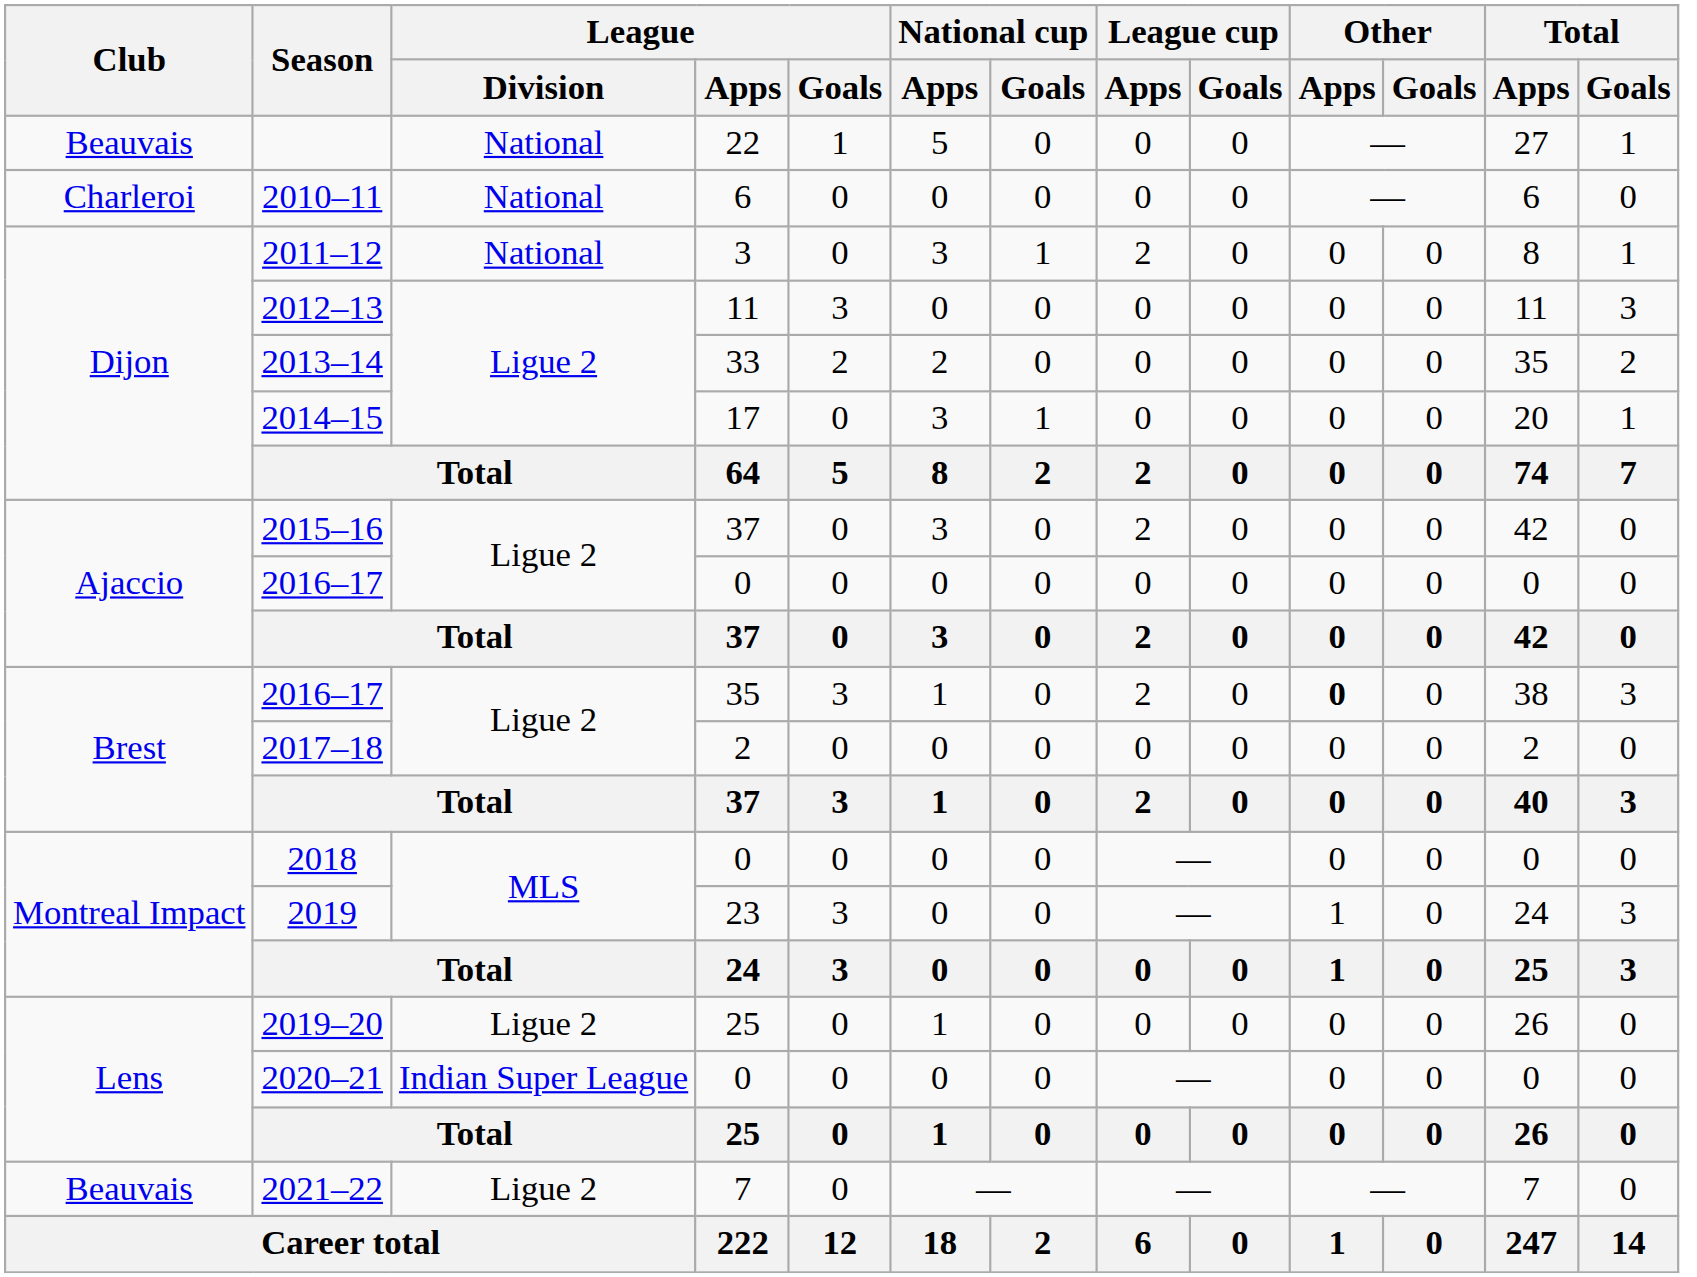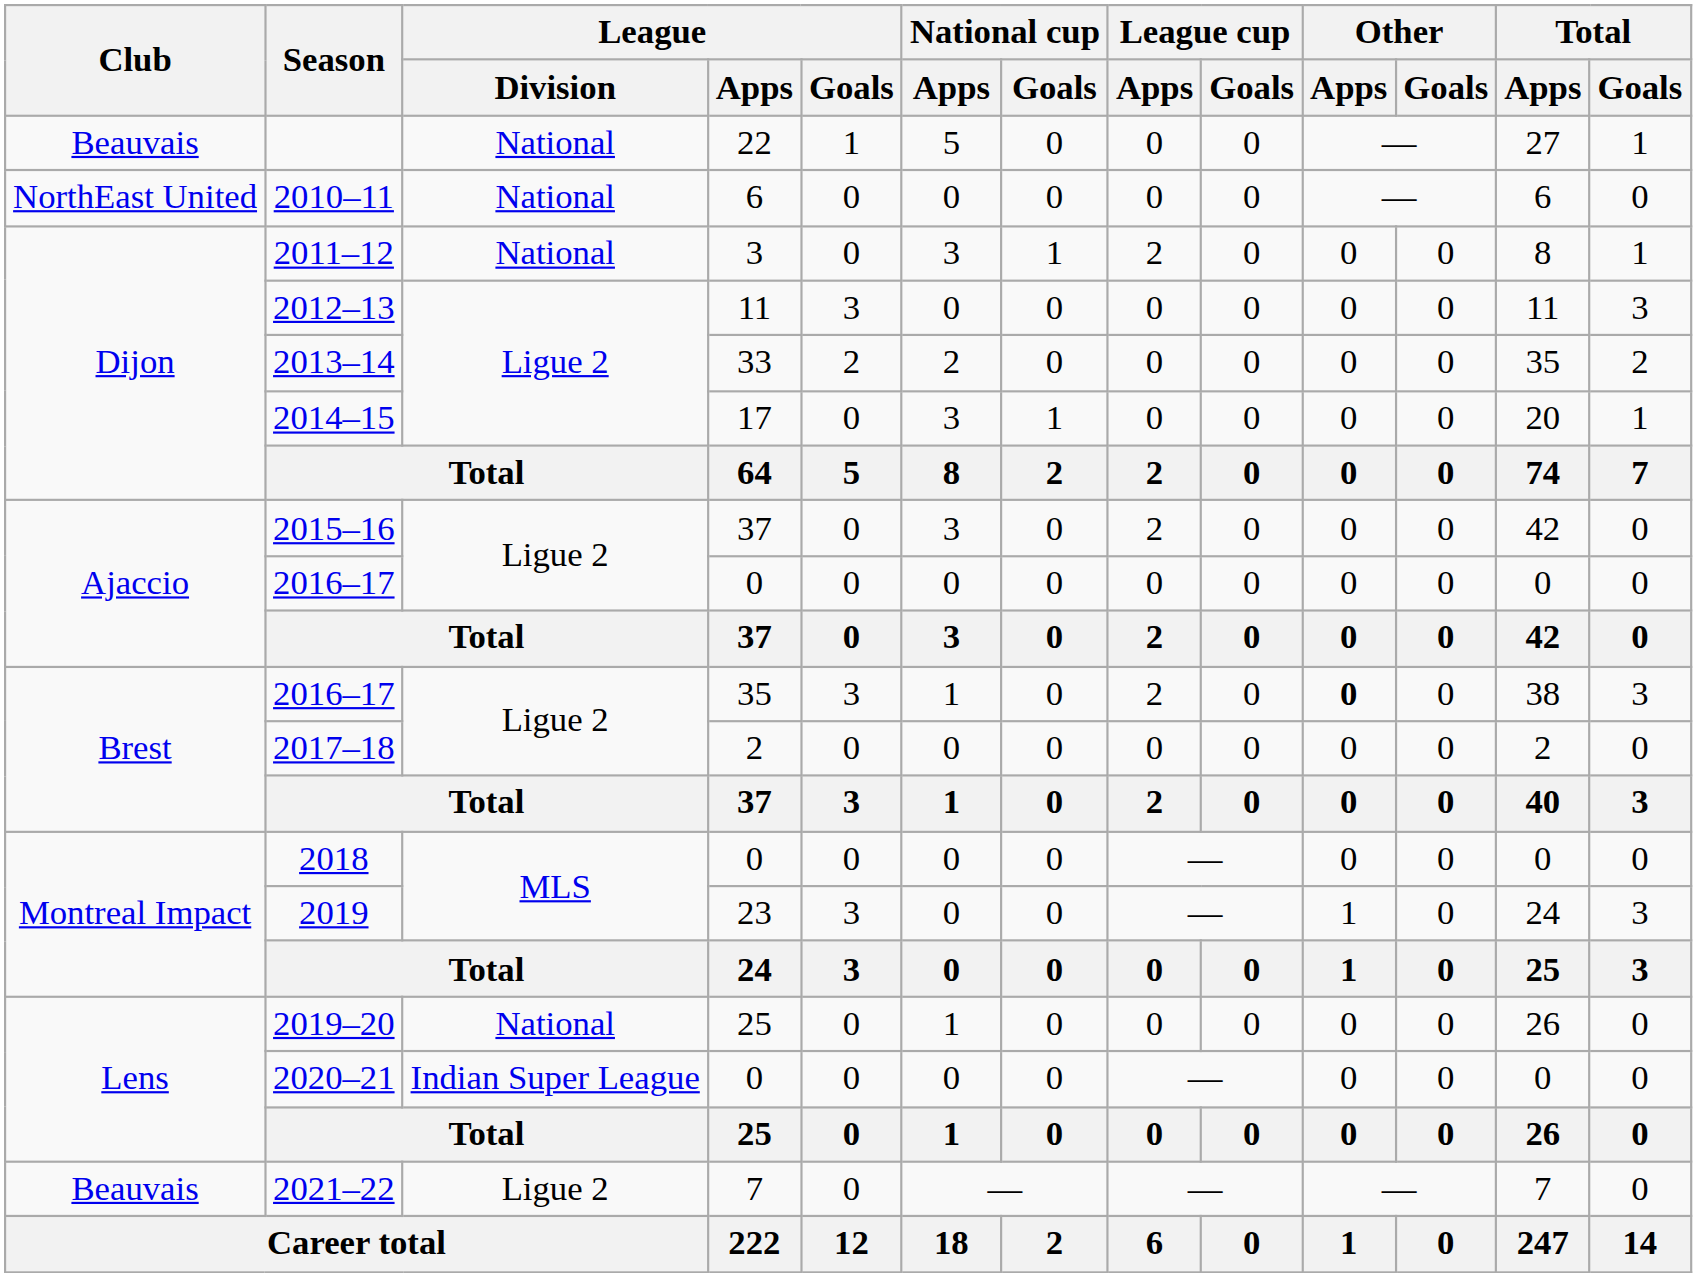(129, 197) Charleroi -> (135, 197) NorthEast United
(544, 1023) Ligue 2 -> (555, 1023) National
